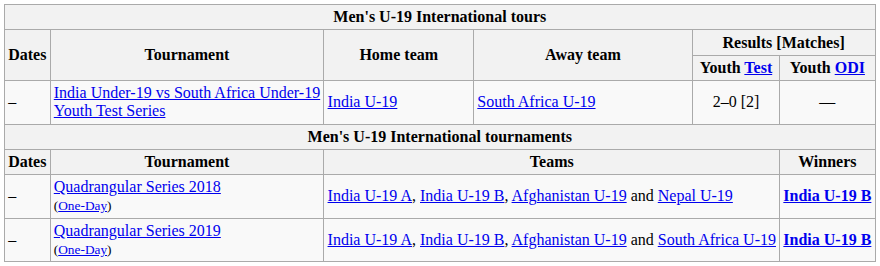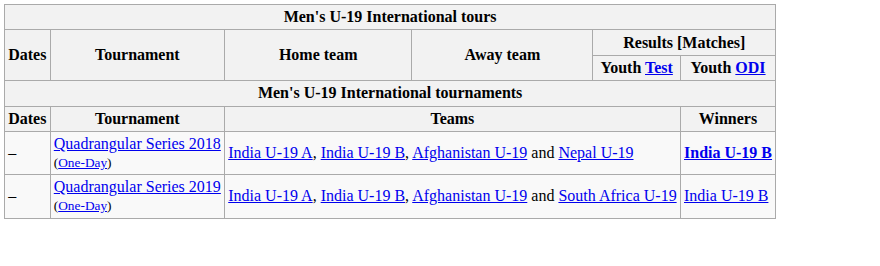- row: (187, 102)
(827, 239) bold -> (726, 196) normal
